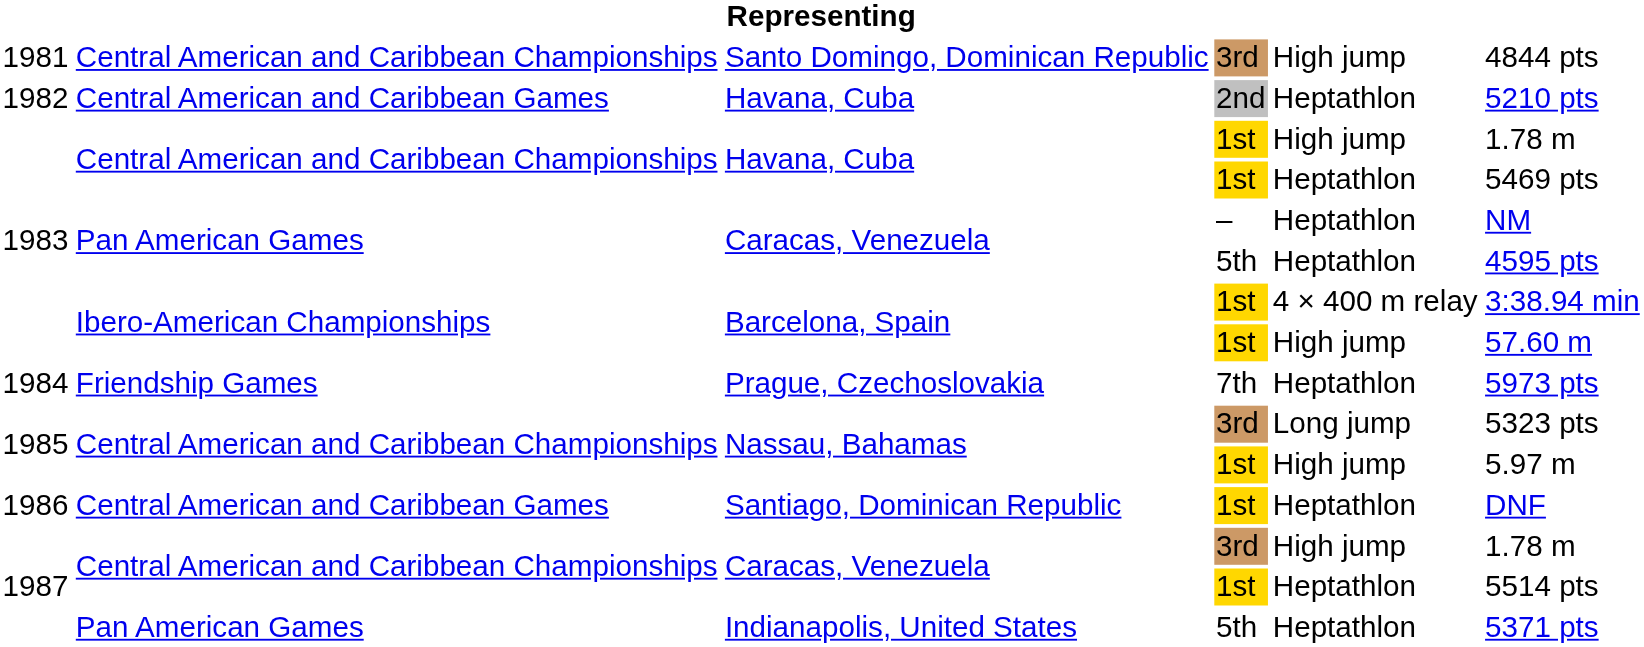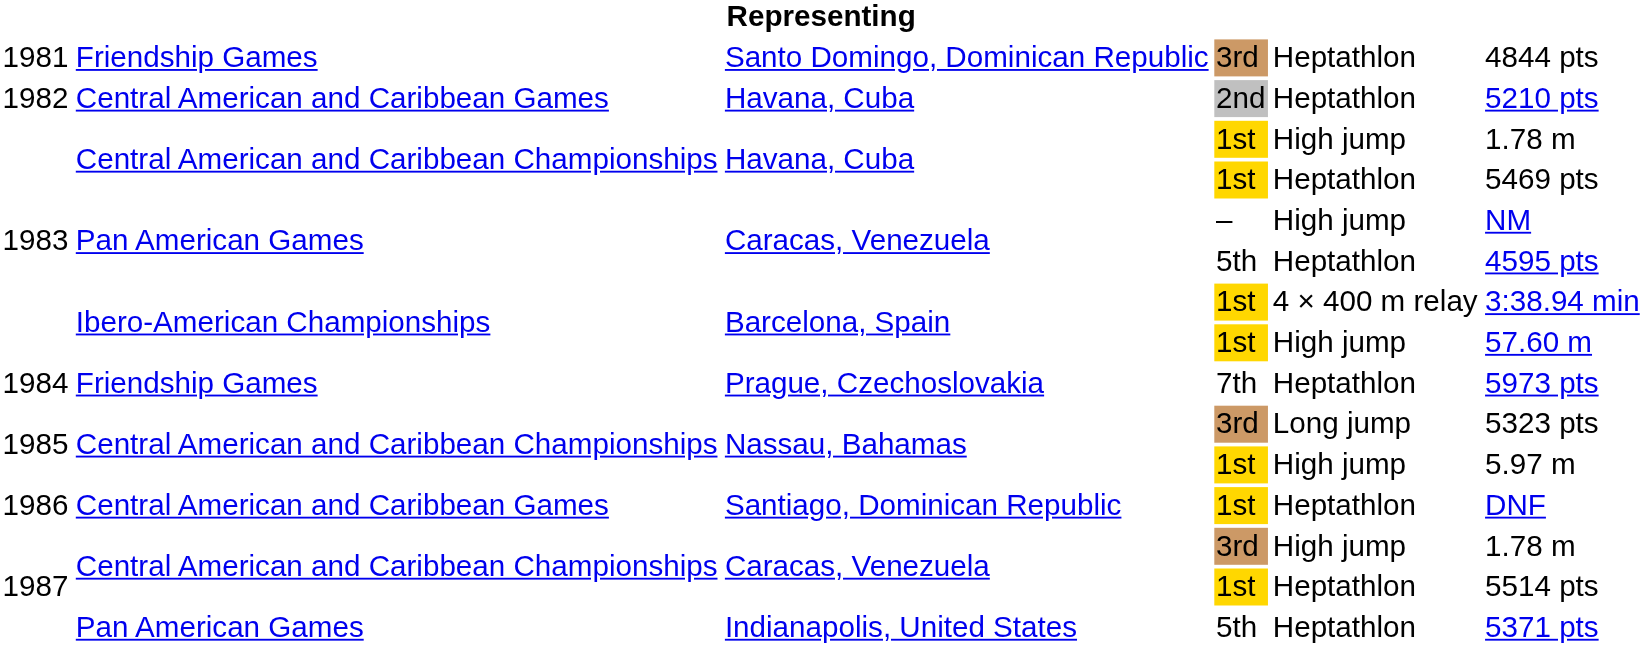(397, 57) Central American and Caribbean Championships -> (197, 57) Friendship Games
(1339, 57) High jump -> (1344, 57) Heptathlon
(1344, 220) Heptathlon -> (1339, 220) High jump
